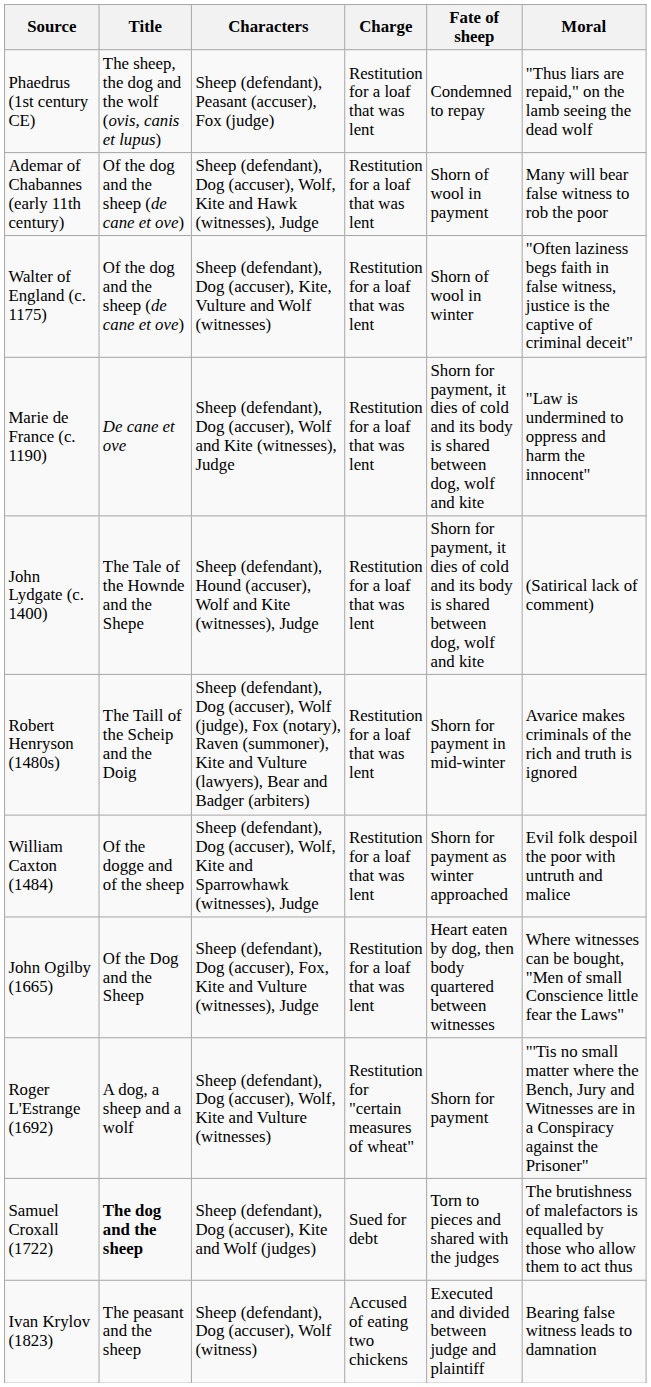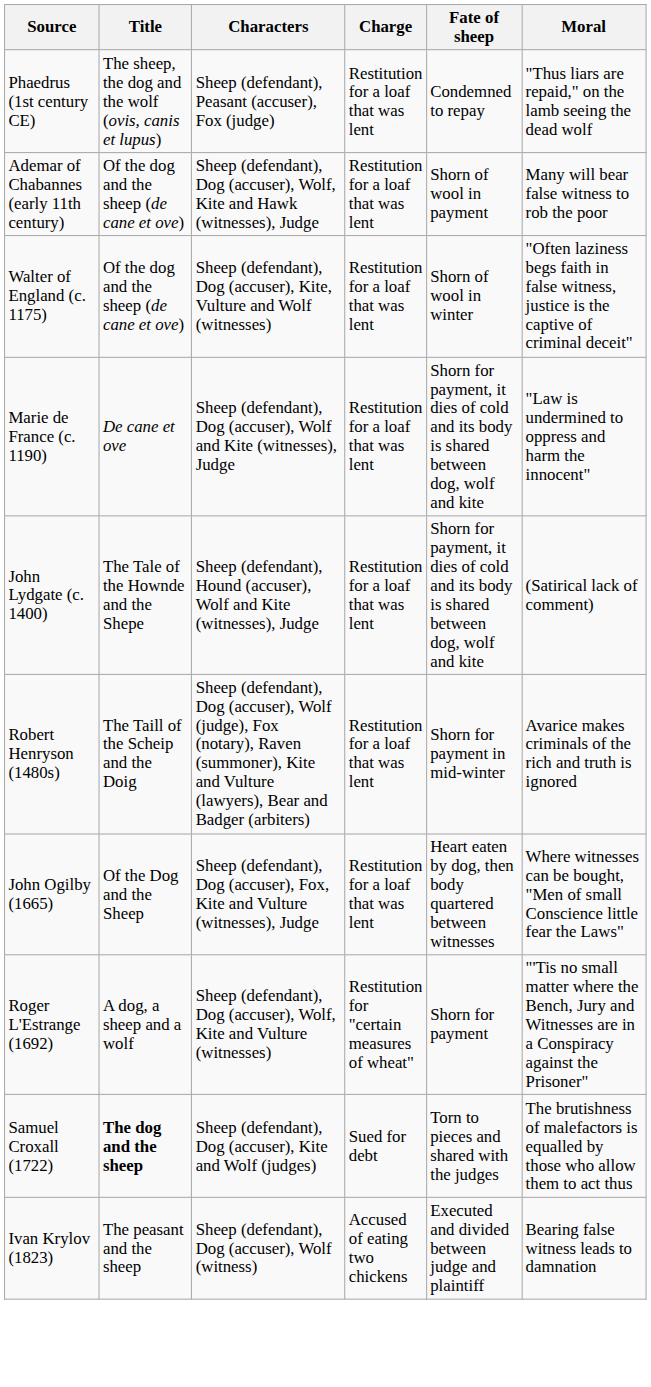- row: (36, 865)
